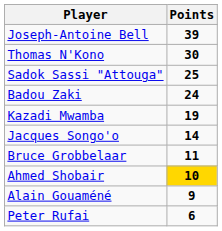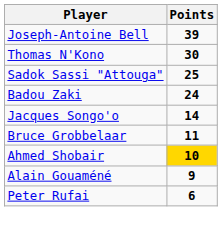- row: (56, 115)
